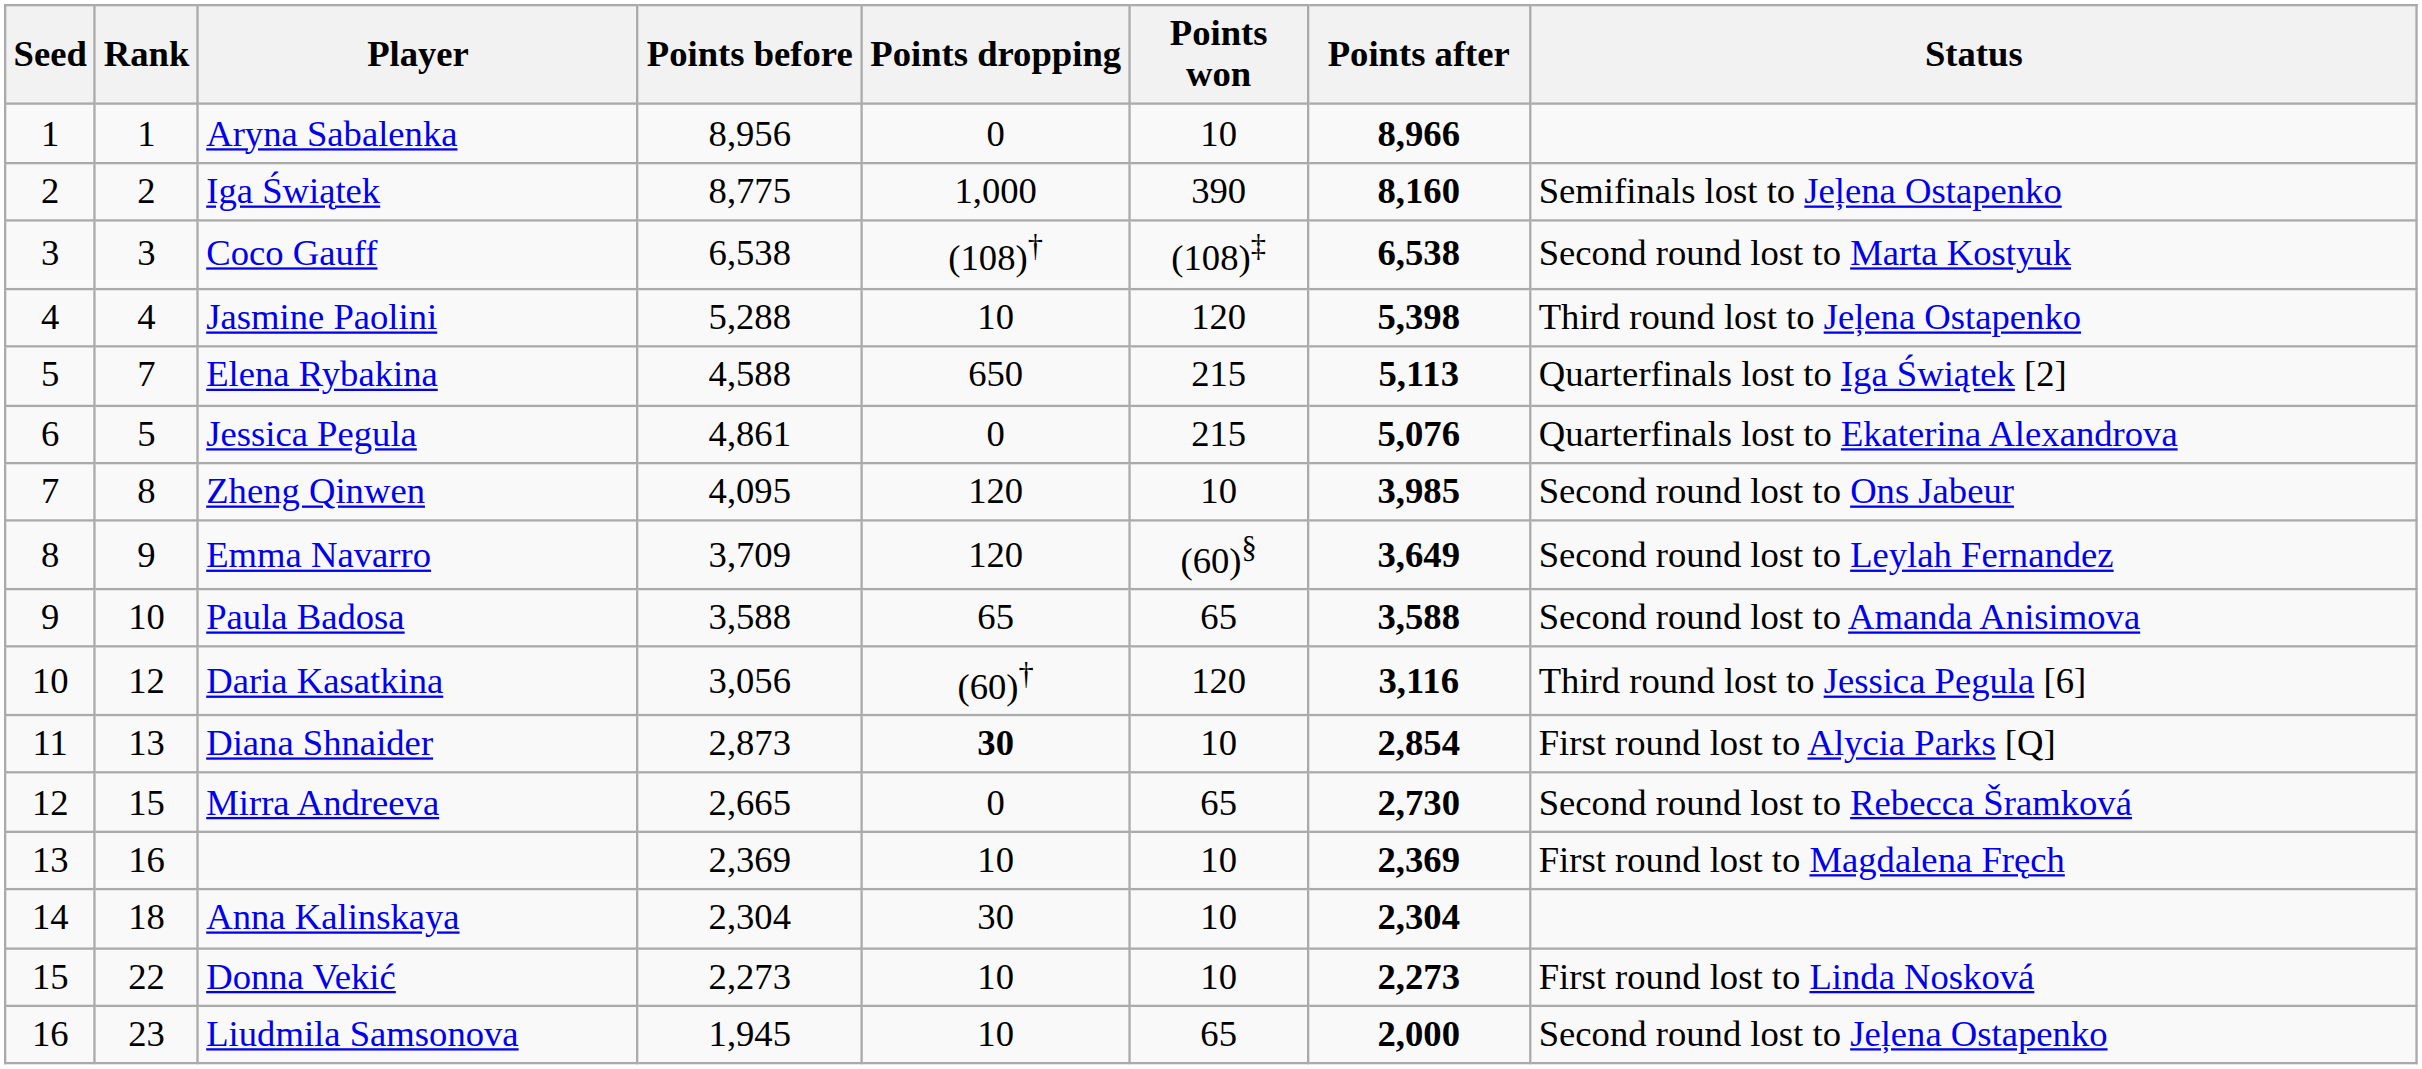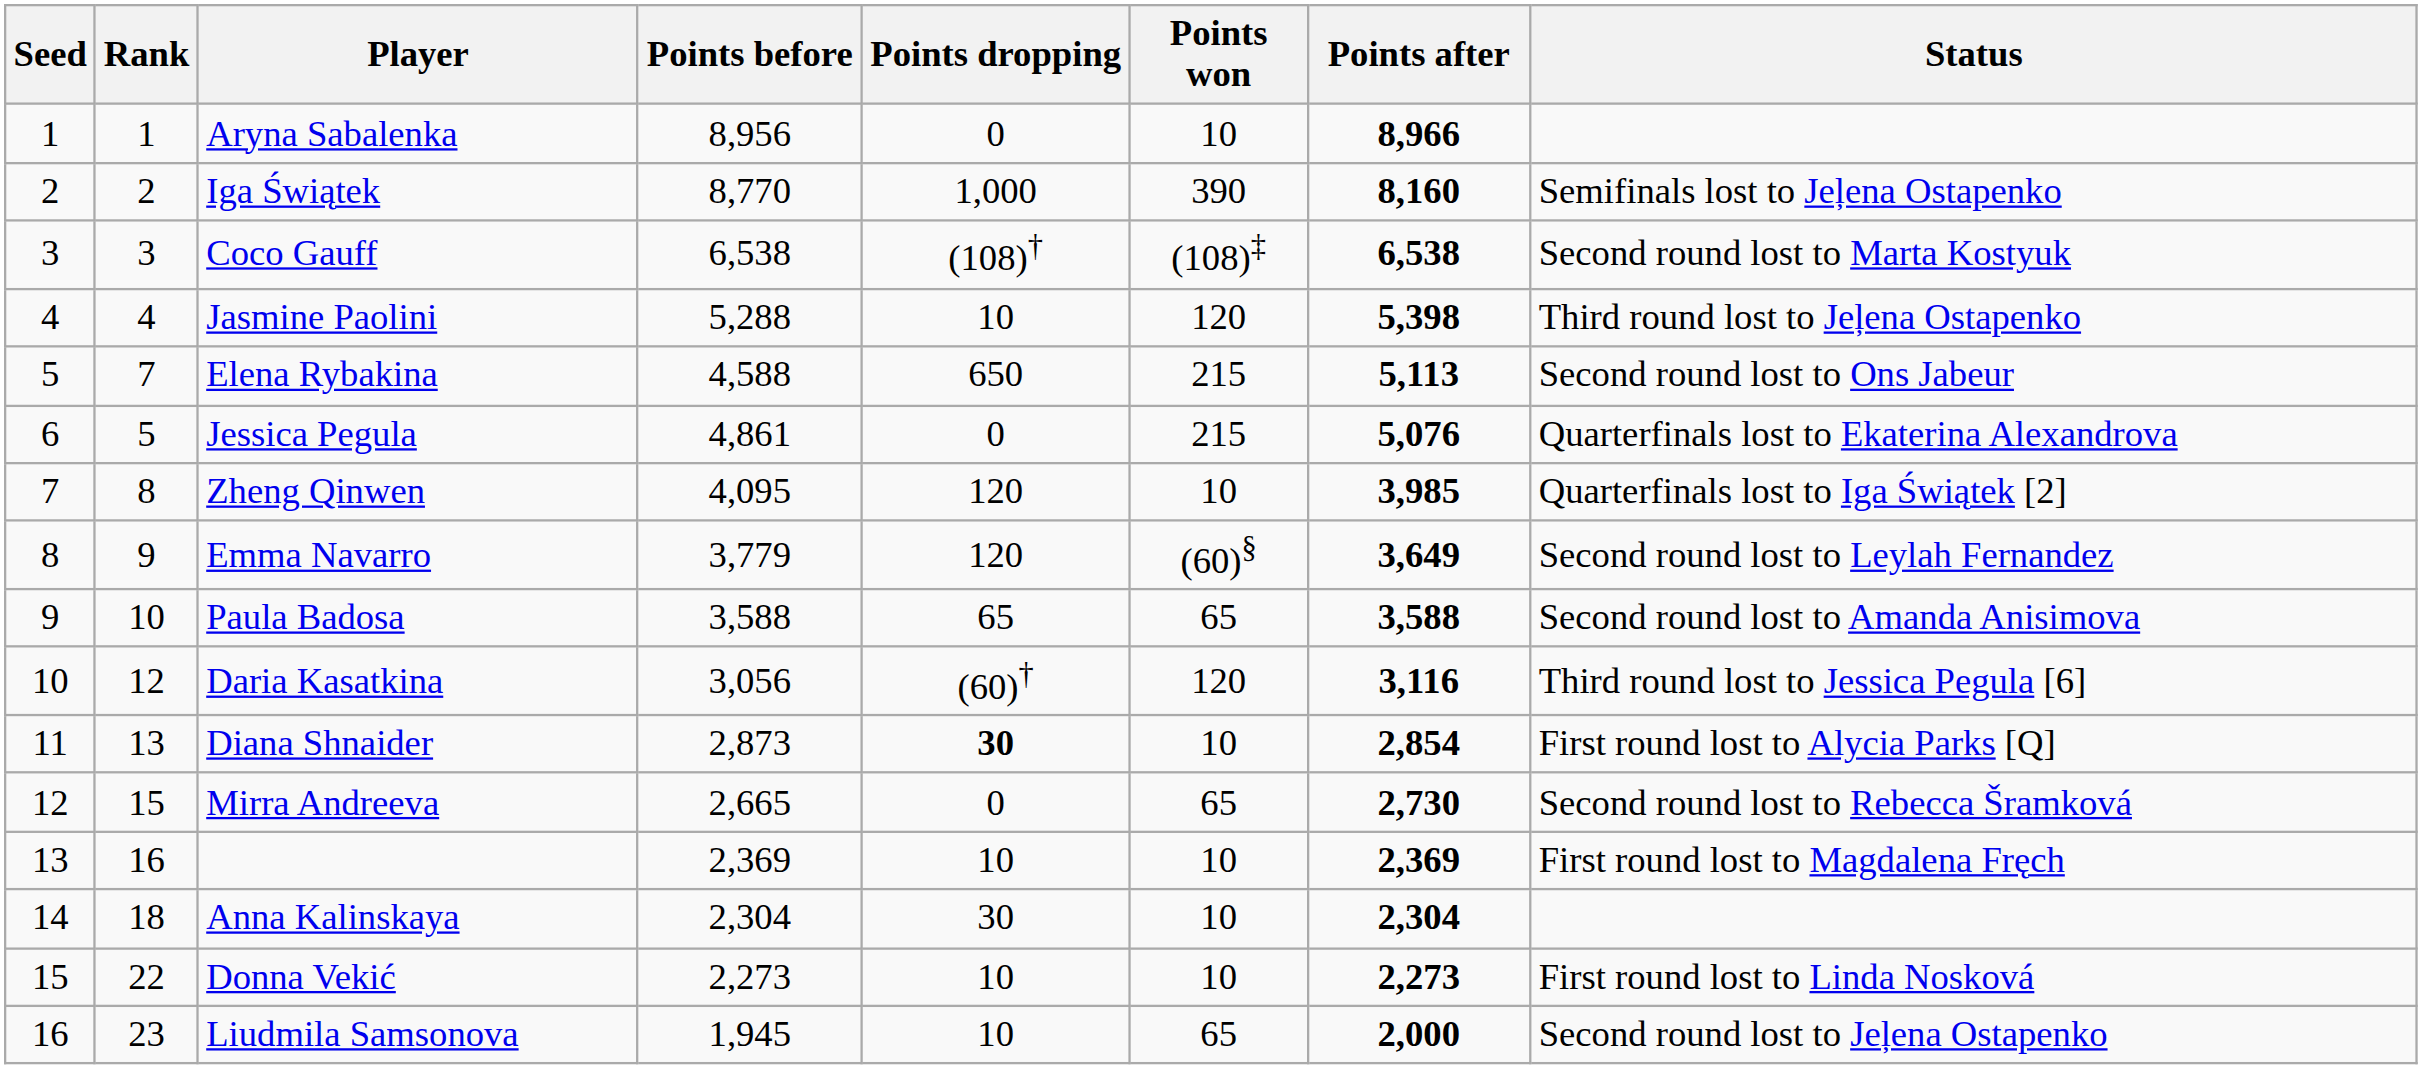(750, 190) 8,775 -> (750, 190) 8,770
(1803, 375) Quarterfinals lost to Iga Świątek [2] -> (1776, 375) Second round lost to Ons Jabeur
(1776, 491) Second round lost to Ons Jabeur -> (1803, 491) Quarterfinals lost to Iga Świątek [2]
(750, 554) 3,709 -> (750, 554) 3,779
